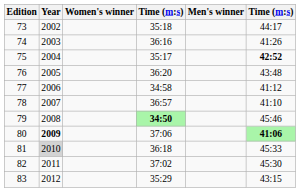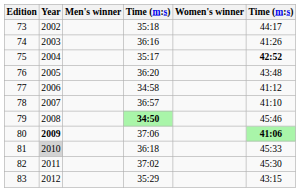columns swapped: (216, 12) <-> (100, 12)
